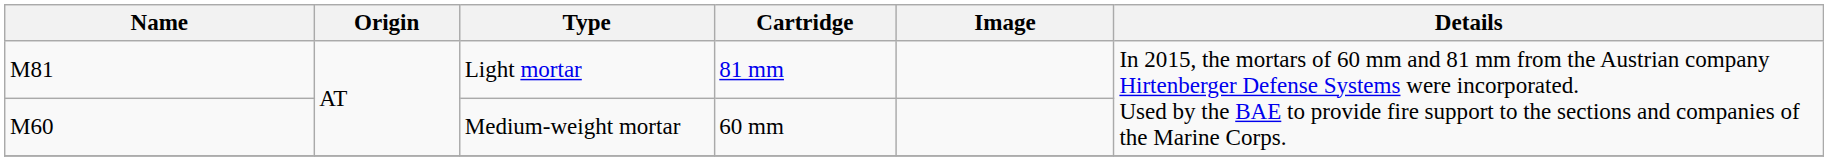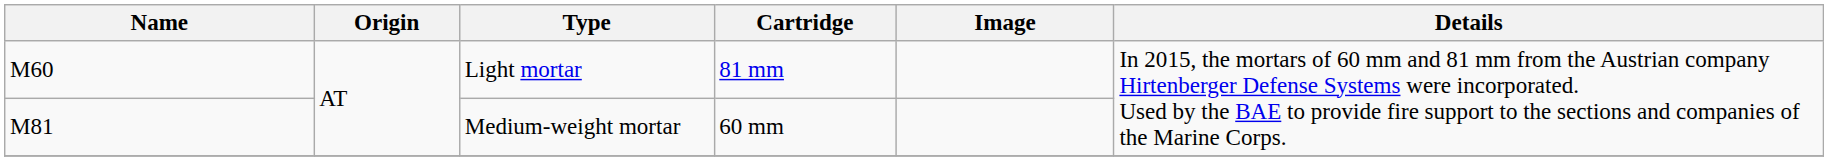(32, 69) M81 -> (32, 69) M60
(32, 126) M60 -> (32, 126) M81
